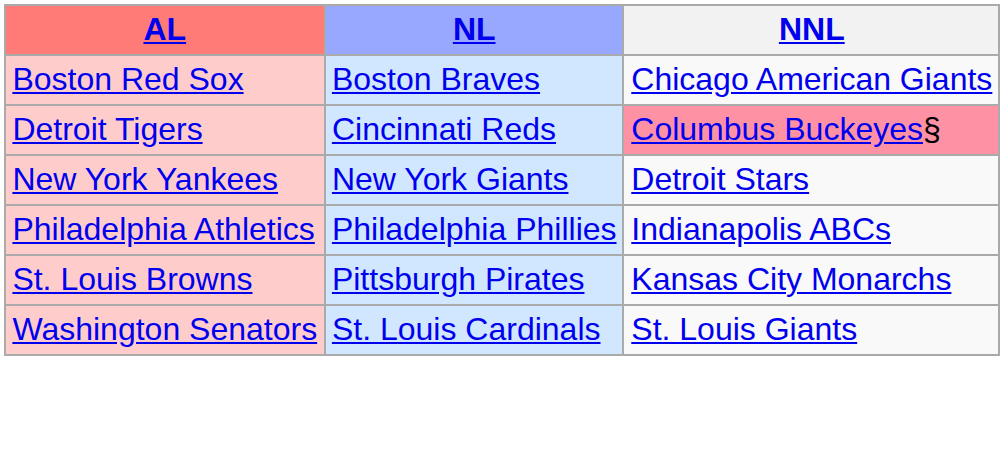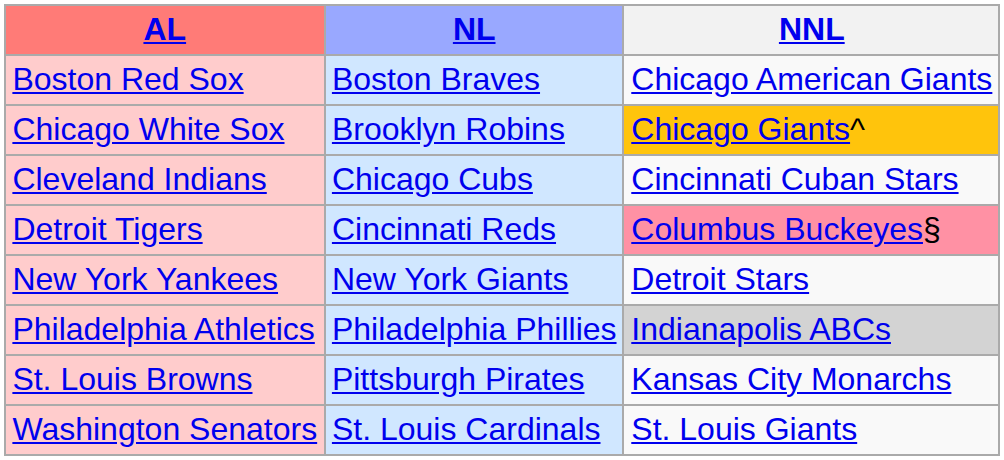+ row: (148, 129)
+ row: (140, 179)
(761, 229) no background -> (761, 329) lightgrey background
